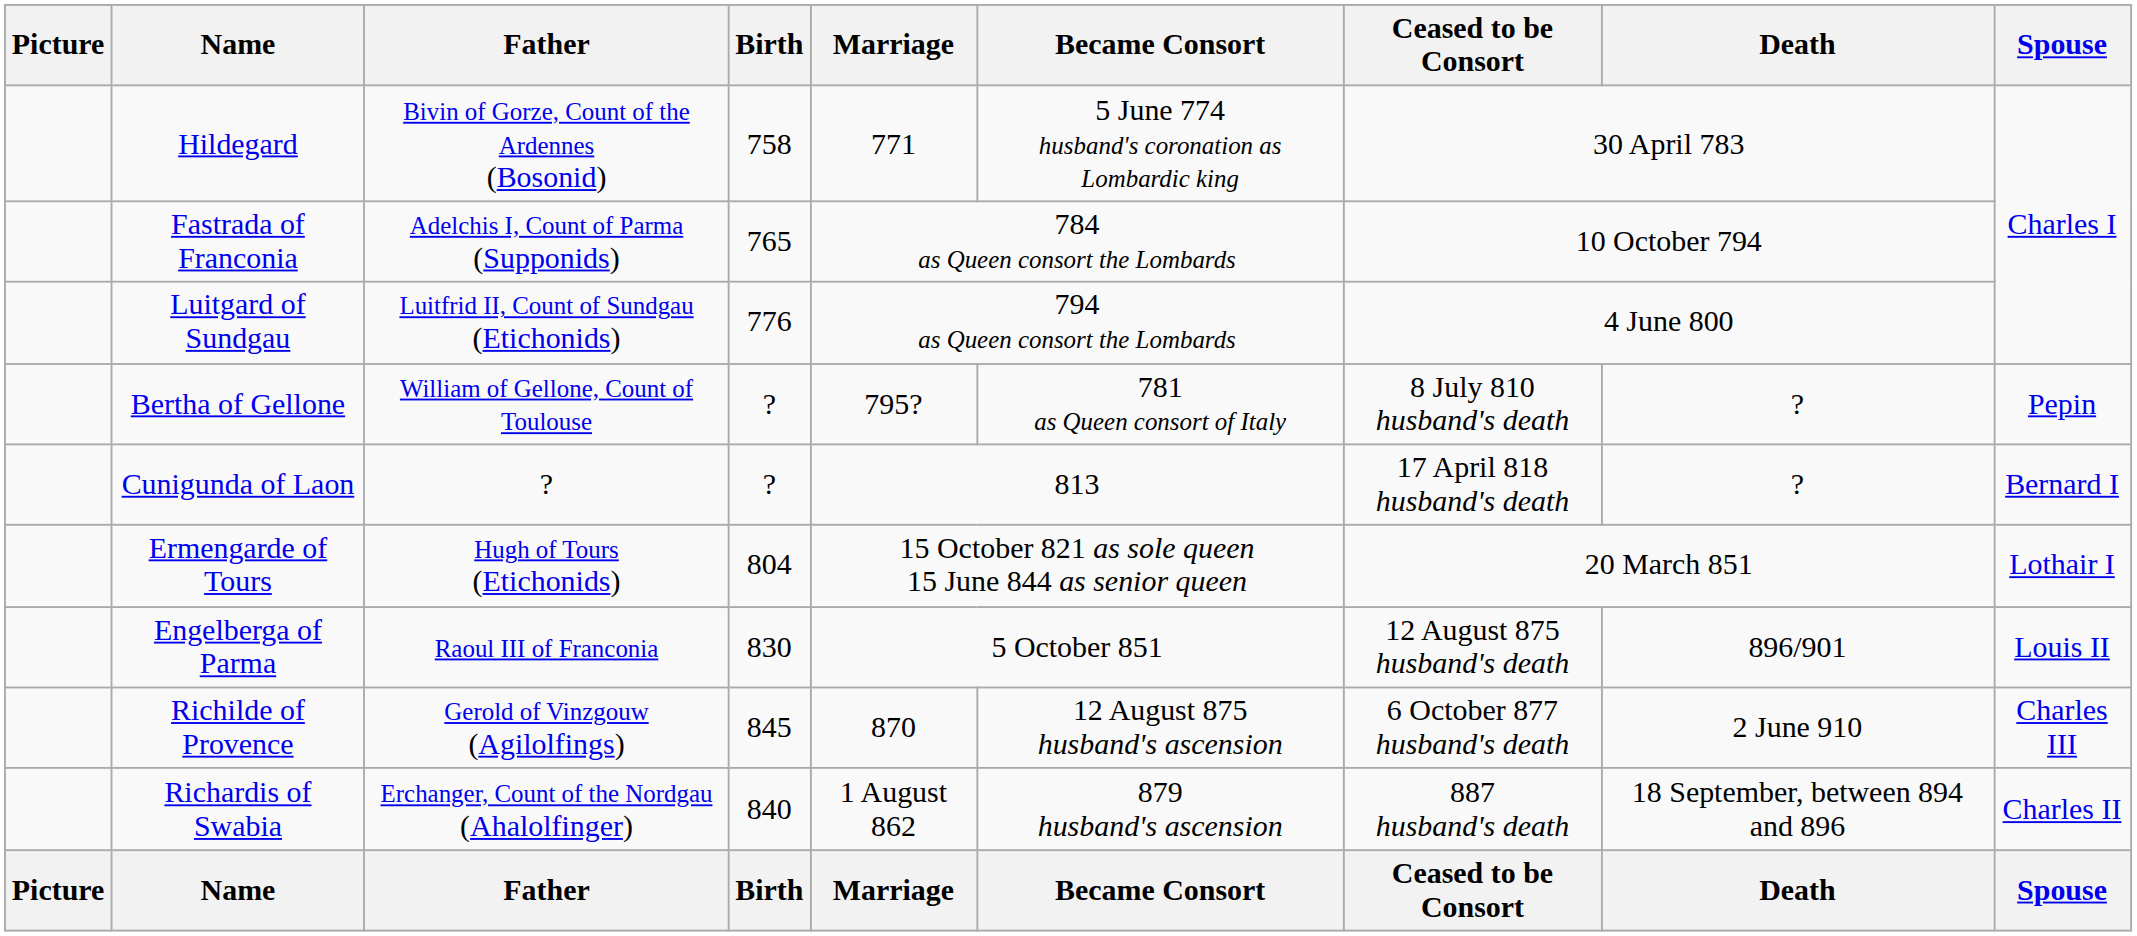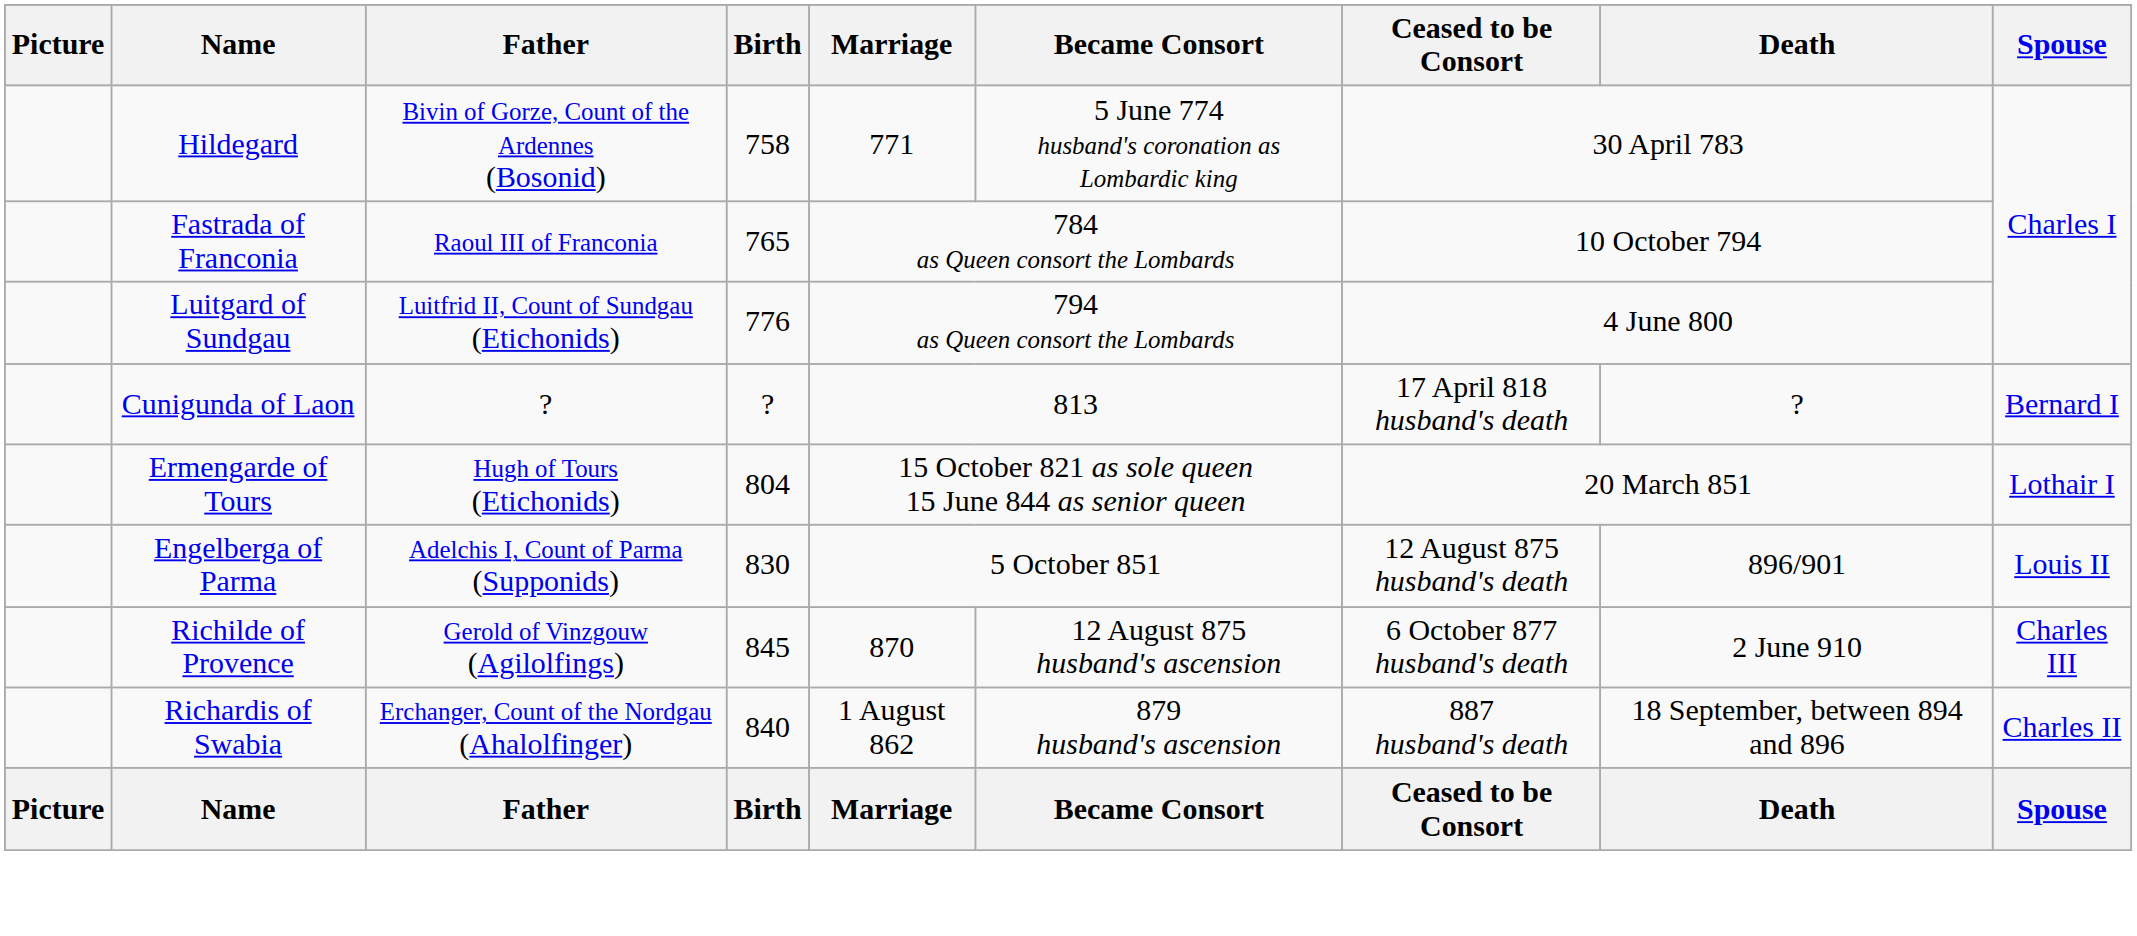(547, 242) Adelchis I, Count of Parma (Supponids) -> (546, 242) Raoul III of Franconia
- row: (238, 403)
(547, 648) Raoul III of Franconia -> (546, 567) Adelchis I, Count of Parma (Supponids)
